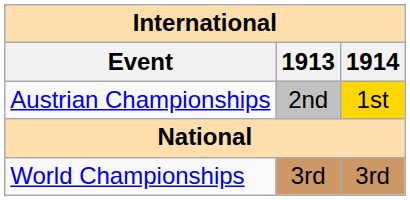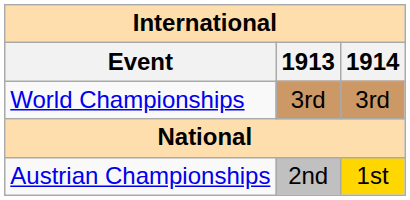rows swapped: (127, 175) <-> (140, 99)
